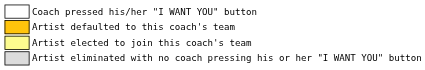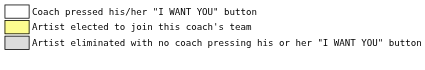- row: (134, 27)
